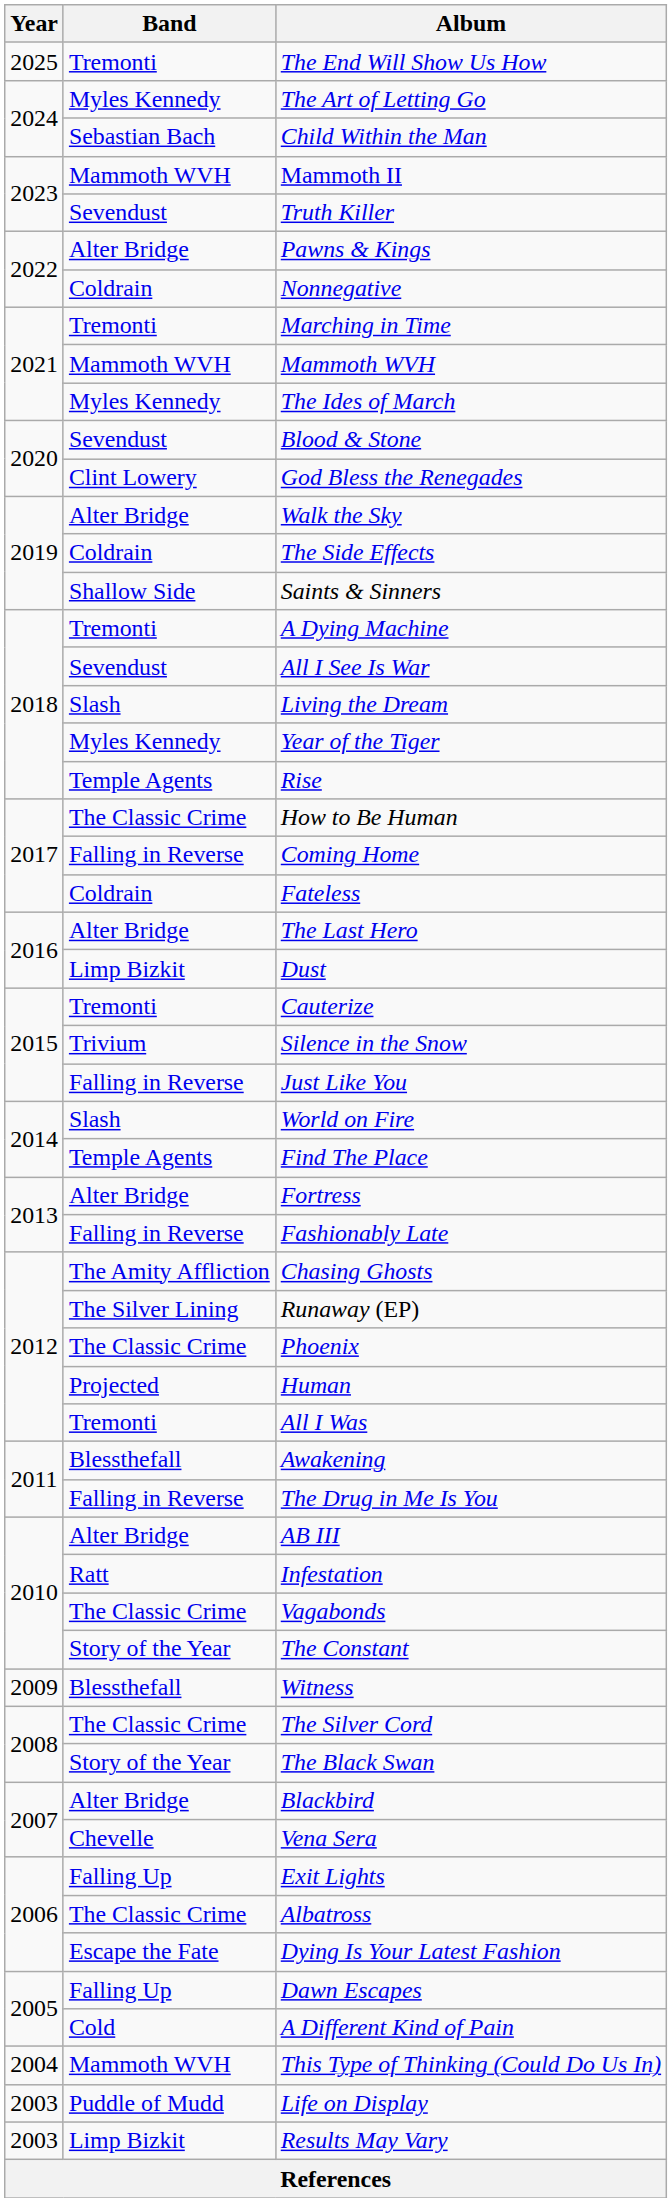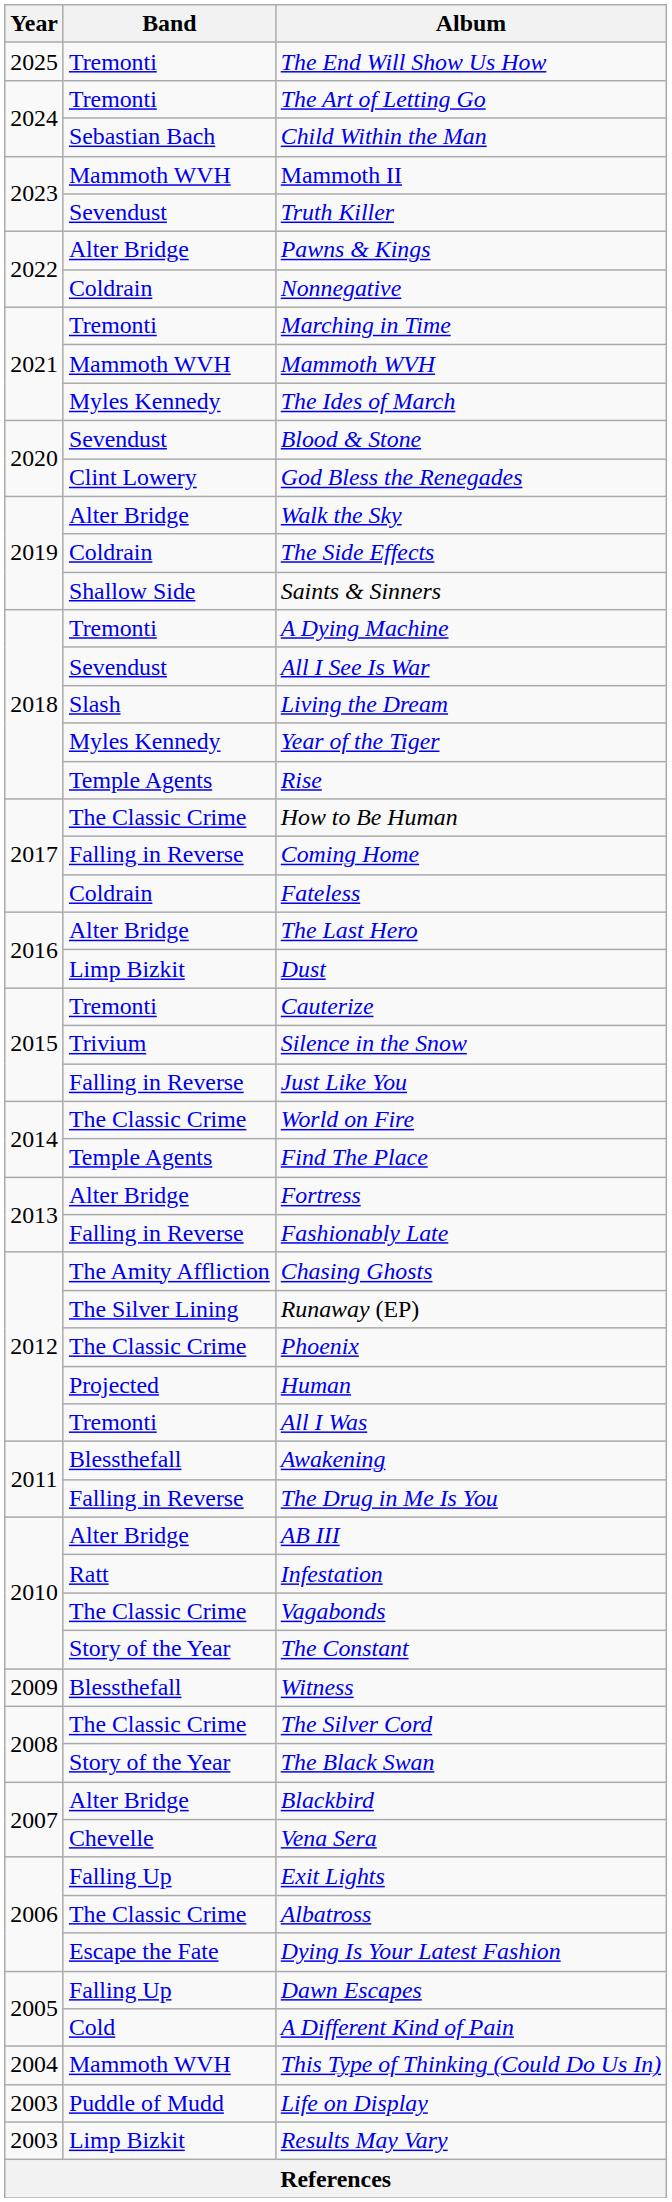(145, 99) Myles Kennedy -> (113, 99) Tremonti
(95, 1119) Slash -> (158, 1119) The Classic Crime
